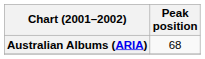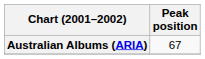(175, 44) 68 -> (175, 44) 67
